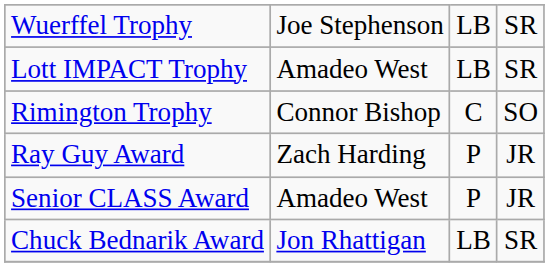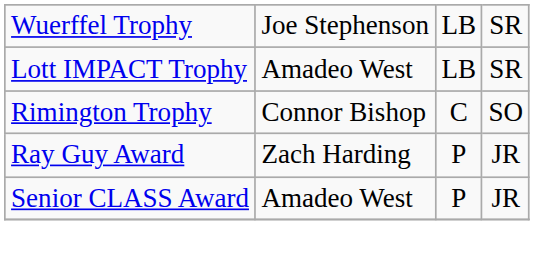- row: (137, 240)
